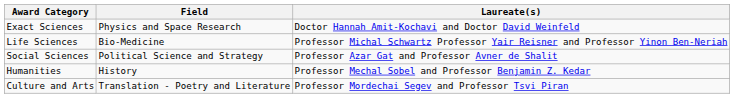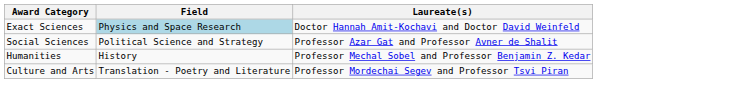(170, 27) no background -> (170, 27) lightblue background
- row: (42, 41)
